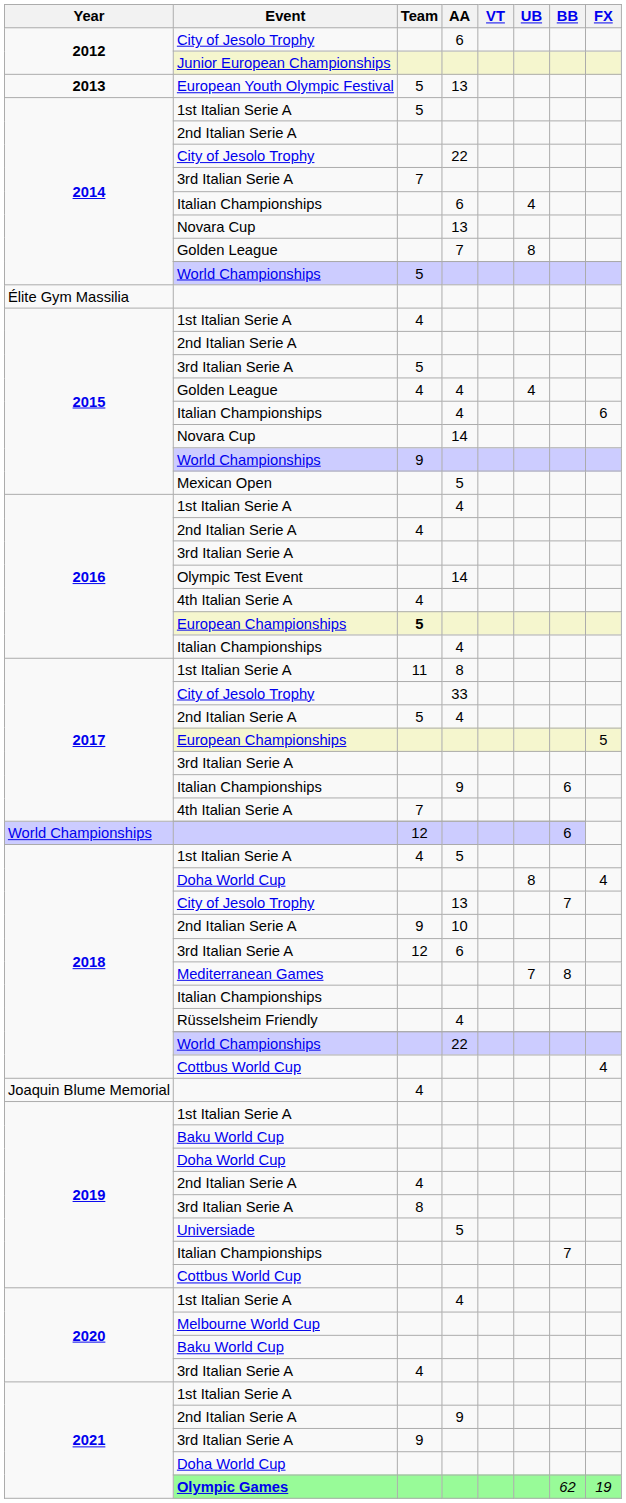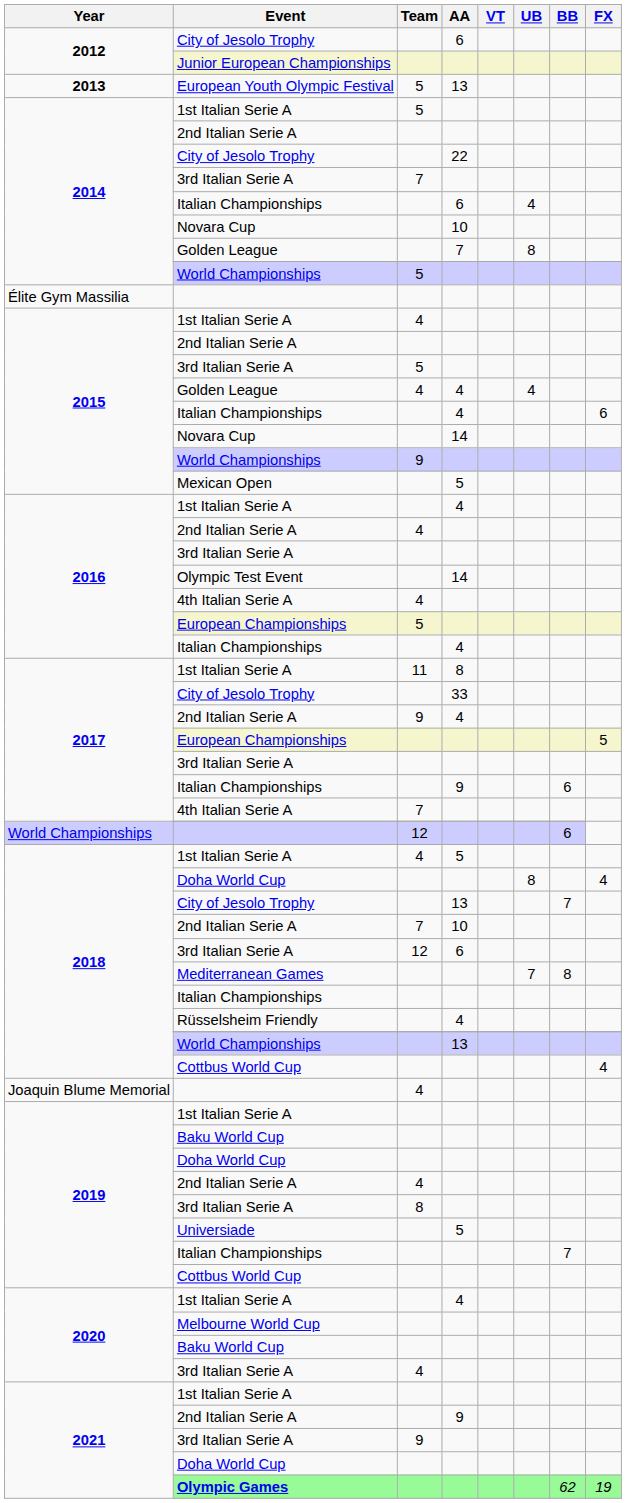(460, 226) 13 -> (460, 226) 10
(419, 623) bold -> (419, 623) normal
(419, 717) 5 -> (419, 717) 9
(419, 927) 9 -> (419, 927) 7
(460, 1043) 22 -> (460, 1043) 13
